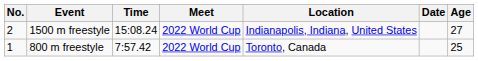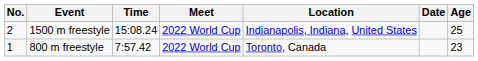(456, 30) 27 -> (456, 30) 25
(456, 47) 25 -> (456, 47) 23
